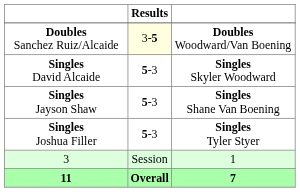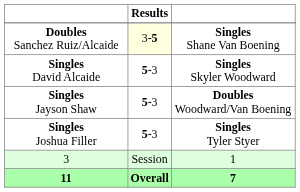(233, 38) Doubles Woodward/Van Boening -> (233, 38) Singles Shane Van Boening
(233, 102) Singles Shane Van Boening -> (233, 102) Doubles Woodward/Van Boening
